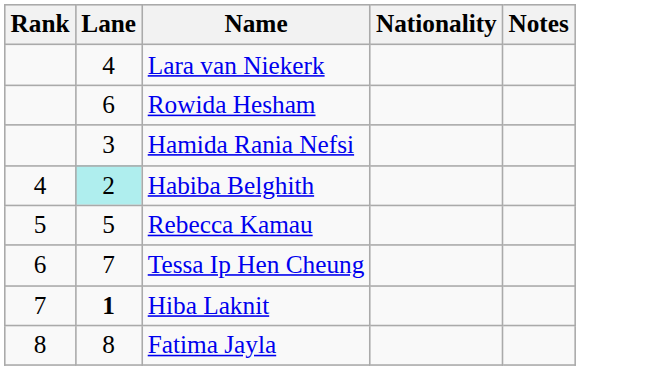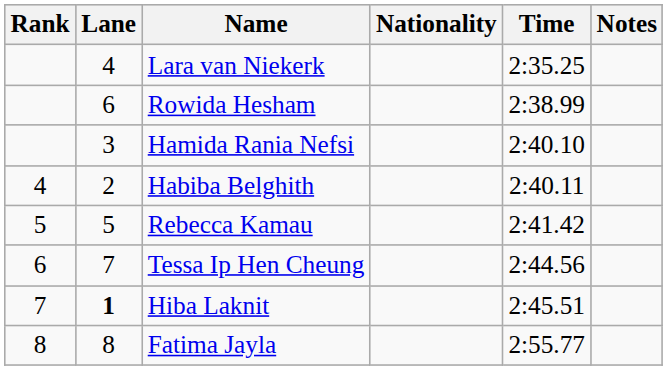+ column: (547, 24)
(109, 184) paleturquoise background -> (109, 184) no background
